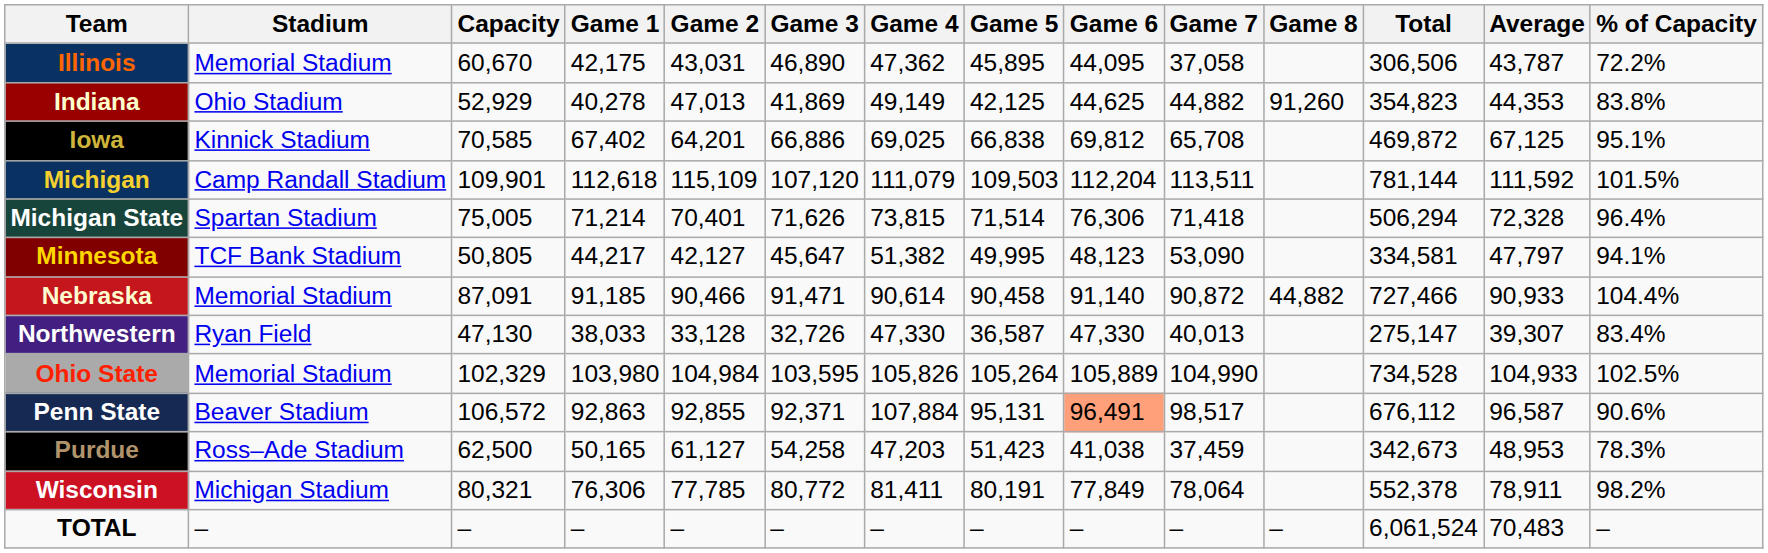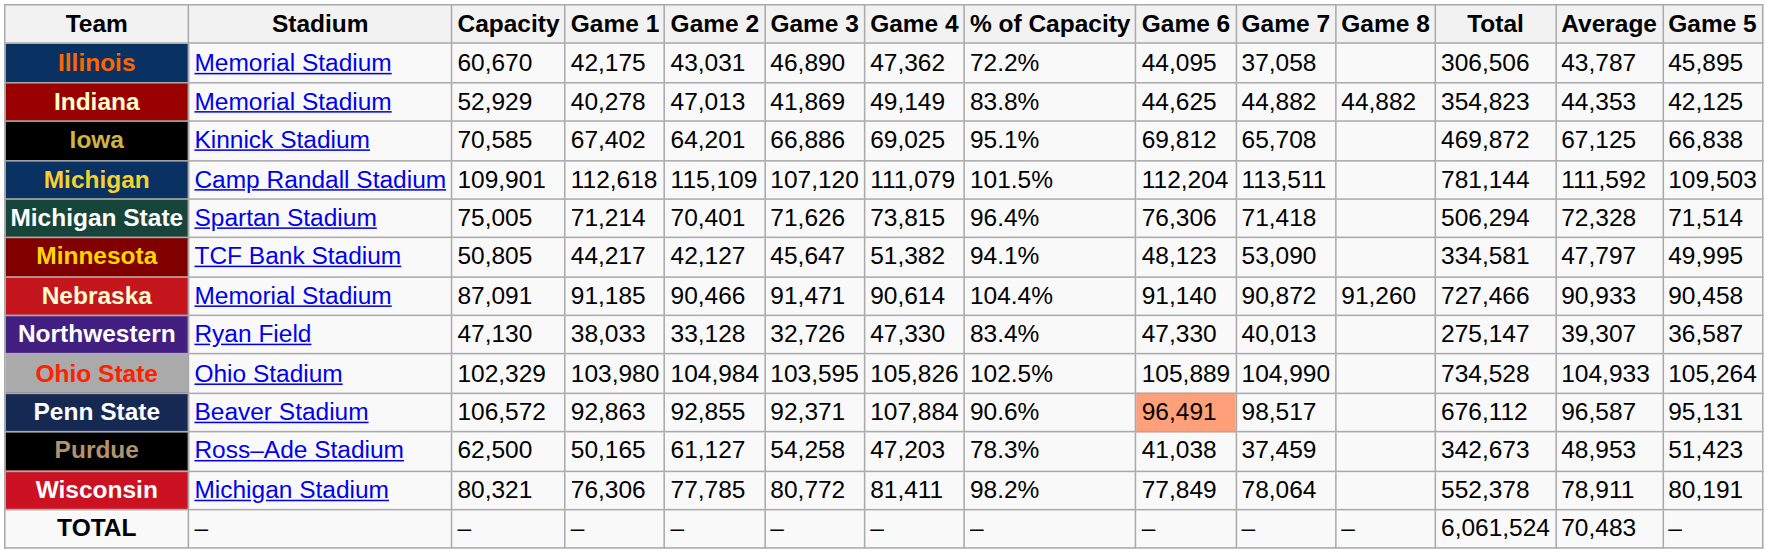columns swapped: (1014, 23) <-> (1676, 23)
(269, 101) Ohio Stadium -> (293, 101) Memorial Stadium
(1307, 101) 91,260 -> (1379, 101) 44,882
(1307, 295) 44,882 -> (1379, 295) 91,260
(293, 373) Memorial Stadium -> (269, 373) Ohio Stadium
